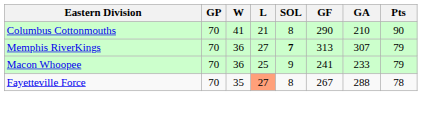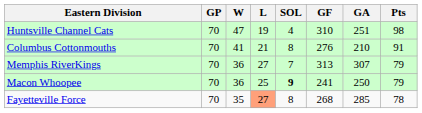+ row: (60, 30)
(325, 30) 290 -> (325, 47) 276
(399, 30) 90 -> (399, 47) 91
(291, 47) bold -> (291, 64) normal
(291, 64) normal -> (291, 82) bold
(362, 64) 233 -> (362, 82) 250
(325, 82) 267 -> (325, 99) 268
(362, 82) 288 -> (362, 99) 285
